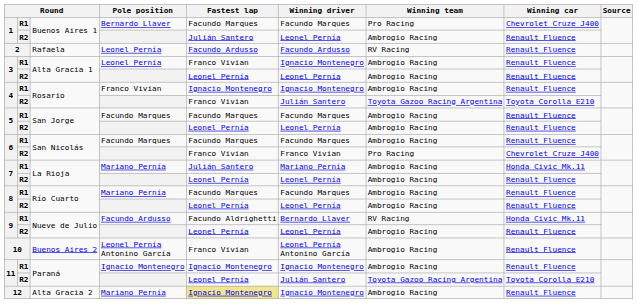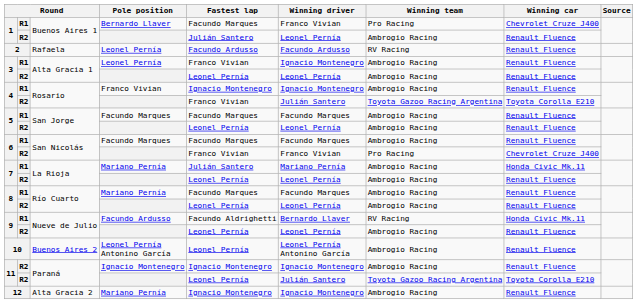(315, 23) Facundo Marques -> (311, 23) Franco Vivian
(219, 249) Franco Vivian -> (219, 249) Leonel Pernía
(24, 266) R1 -> (24, 266) R2
(230, 292) khaki background -> (230, 292) no background
